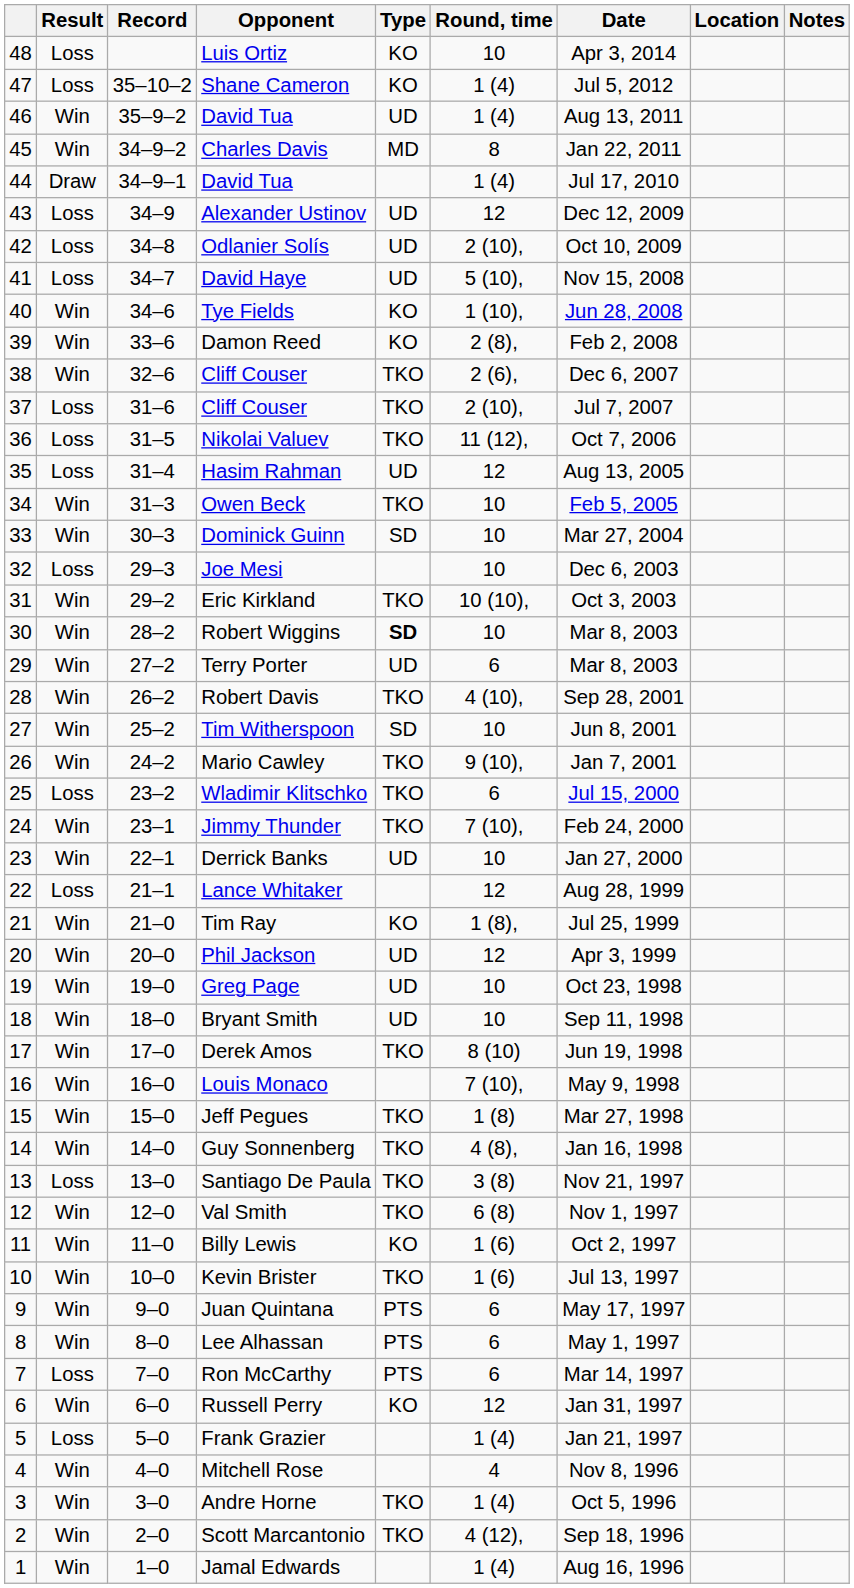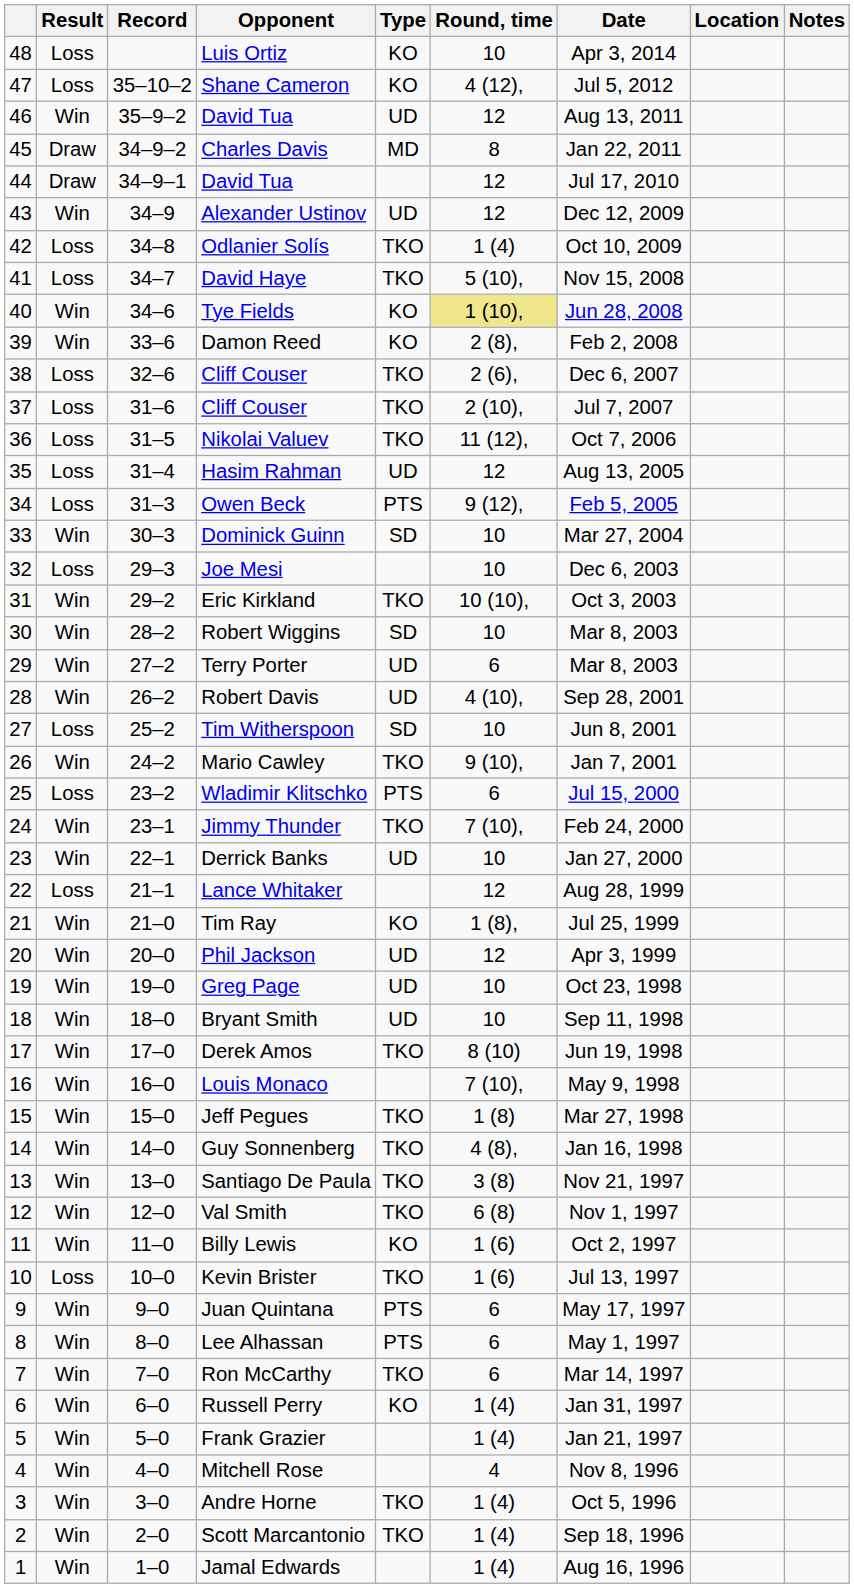(494, 85) 1 (4) -> (494, 85) 4 (12),
(494, 117) 1 (4) -> (494, 117) 12
(72, 149) Win -> (72, 149) Draw
(494, 181) 1 (4) -> (494, 181) 12
(72, 213) Loss -> (72, 213) Win
(403, 246) UD -> (403, 246) TKO
(494, 246) 2 (10), -> (494, 246) 1 (4)
(403, 278) UD -> (403, 278) TKO
(494, 310) no background -> (494, 310) khaki background
(72, 375) Win -> (72, 375) Loss
(72, 504) Win -> (72, 504) Loss
(403, 504) TKO -> (403, 504) PTS
(494, 504) 10 -> (494, 504) 9 (12),
(403, 632) bold -> (403, 632) normal
(403, 697) TKO -> (403, 697) UD
(72, 729) Win -> (72, 729) Loss
(403, 794) TKO -> (403, 794) PTS
(72, 1180) Loss -> (72, 1180) Win
(72, 1277) Win -> (72, 1277) Loss
(72, 1374) Loss -> (72, 1374) Win
(403, 1374) PTS -> (403, 1374) TKO
(494, 1406) 12 -> (494, 1406) 1 (4)
(72, 1438) Loss -> (72, 1438) Win
(494, 1535) 4 (12), -> (494, 1535) 1 (4)
